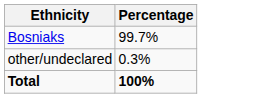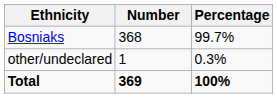+ column: (153, 15)
